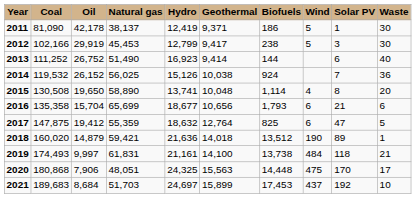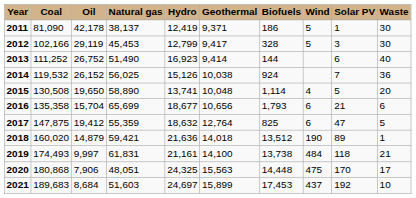(89, 43) 29,919 -> (88, 43) 29,119
(270, 43) 238 -> (270, 43) 328
(337, 91) 8 -> (337, 91) 5
(124, 185) 51,703 -> (124, 185) 51,603
